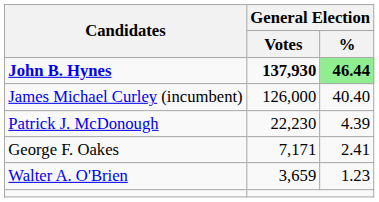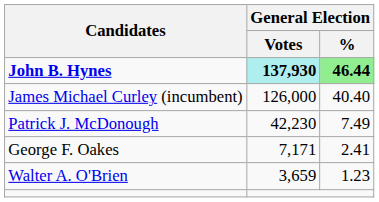(289, 70) no background -> (289, 70) paleturquoise background
(293, 123) 22,230 -> (293, 123) 42,230
(355, 123) 4.39 -> (355, 123) 7.49
